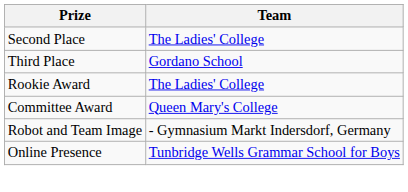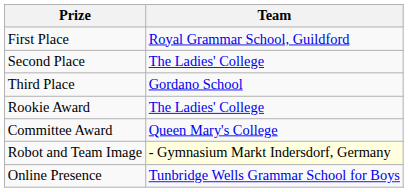+ row: (38, 38)
(270, 130) no background -> (270, 152) lightyellow background
